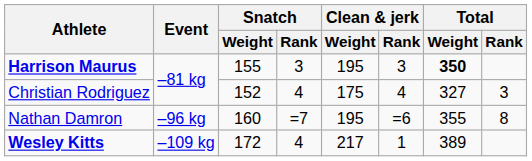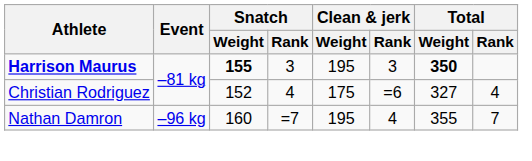(248, 67) normal -> (239, 67) bold
(401, 93) 4 -> (392, 93) =6
(504, 93) 3 -> (495, 93) 4
(401, 118) =6 -> (392, 118) 4
(504, 118) 8 -> (495, 118) 7
- row: (56, 144)
